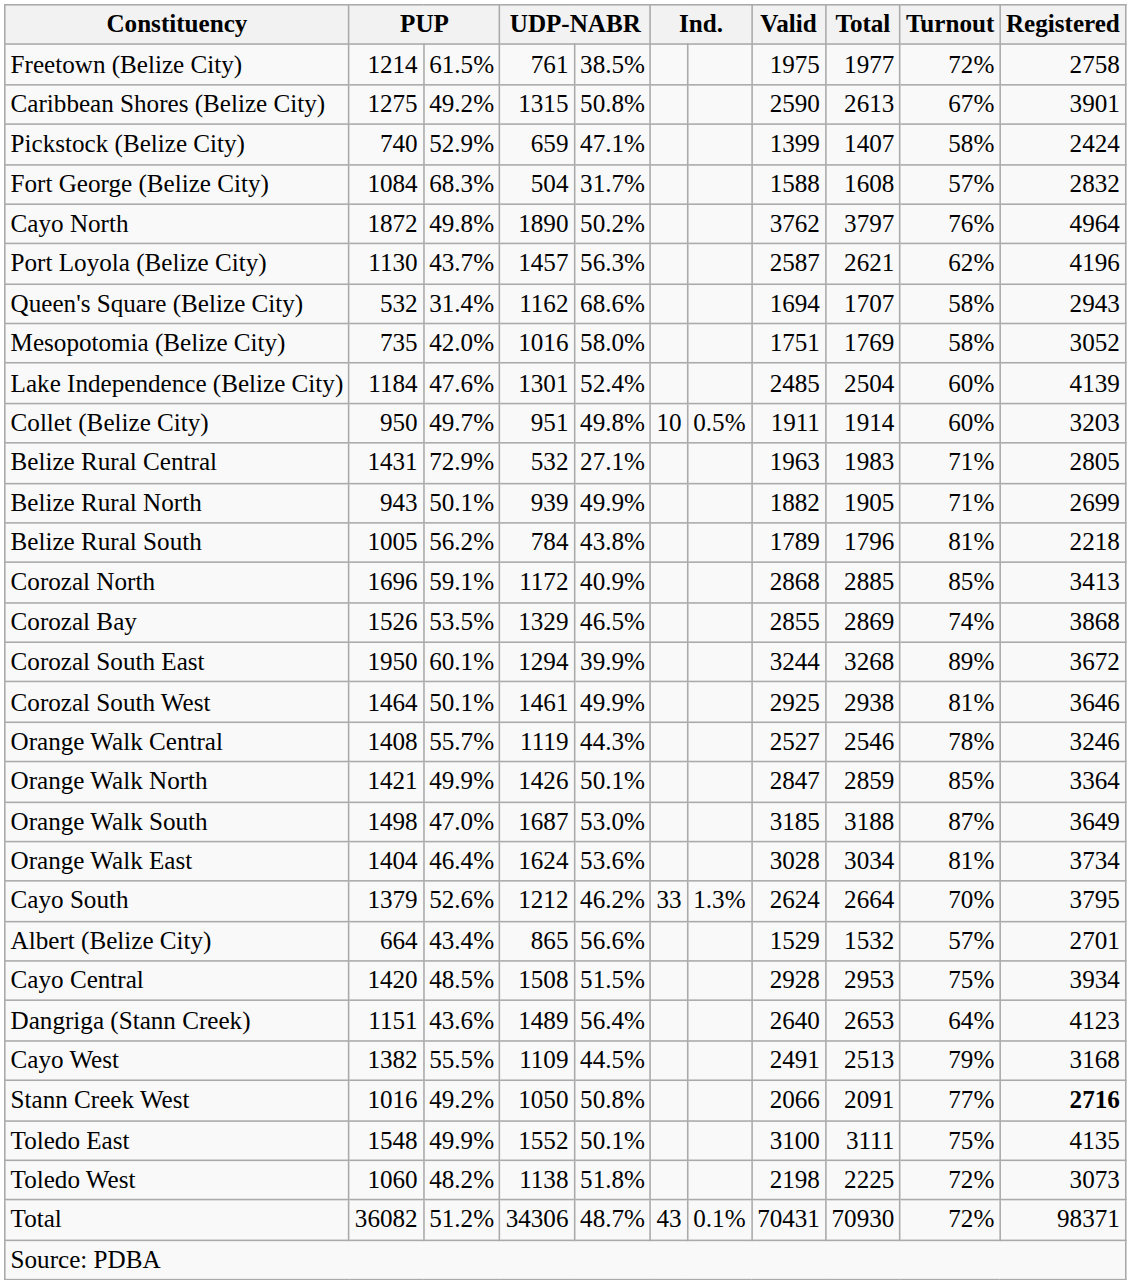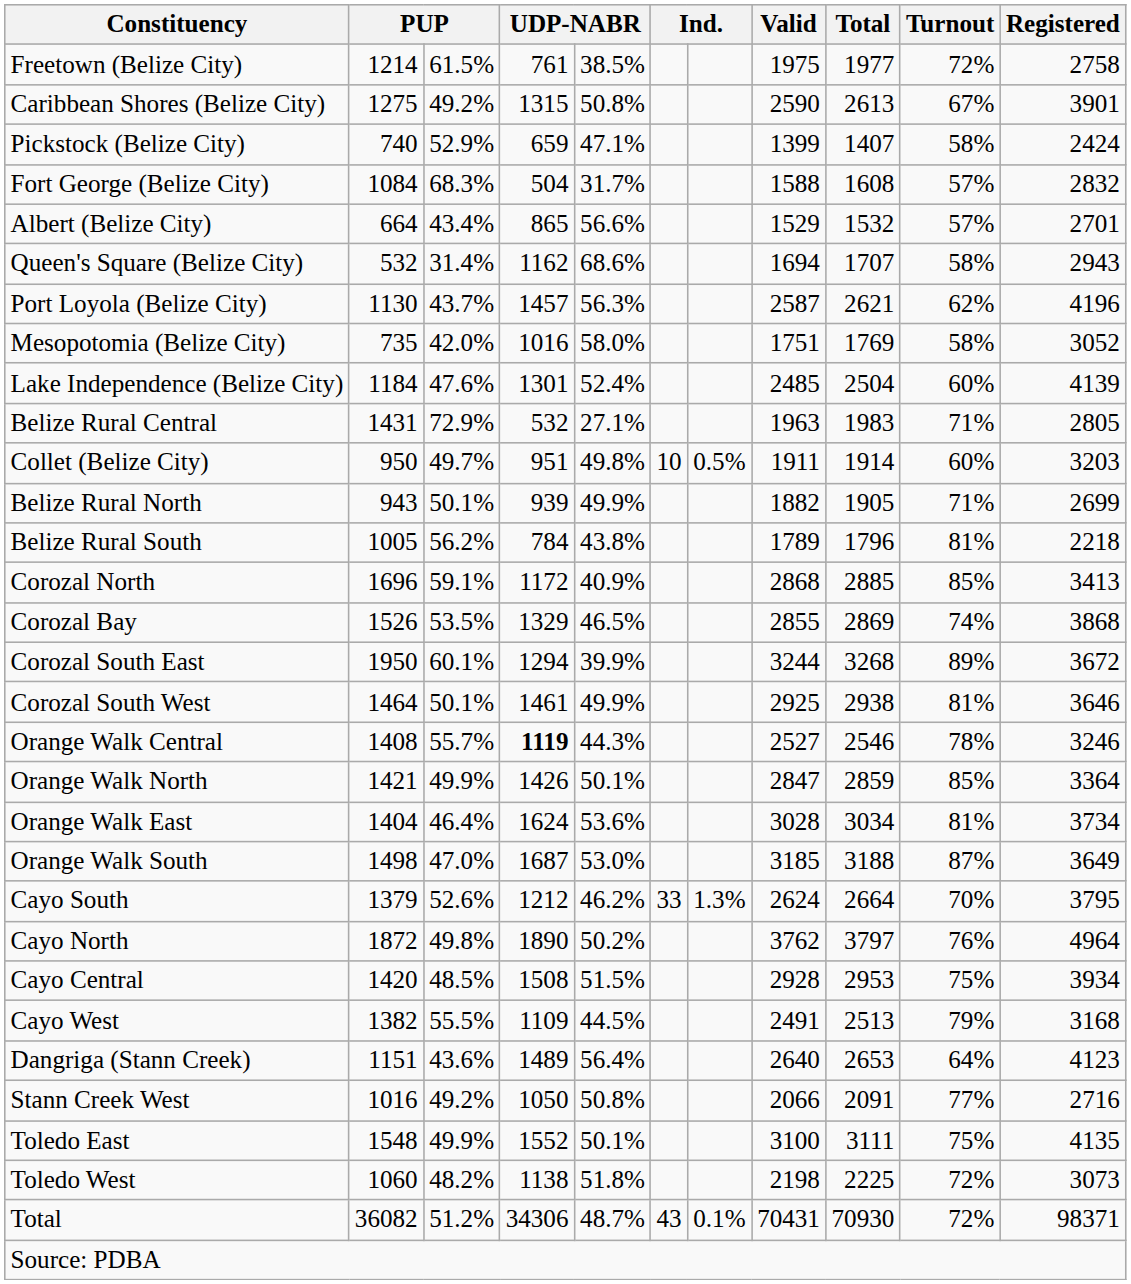rows swapped: (111, 940) <-> (70, 223)
rows swapped: (139, 263) <-> (157, 303)
rows swapped: (110, 422) <-> (114, 462)
(544, 741) normal -> (545, 741) bold
rows swapped: (109, 821) <-> (101, 861)
rows swapped: (65, 1060) <-> (131, 1020)
(1095, 1100) bold -> (1095, 1100) normal
